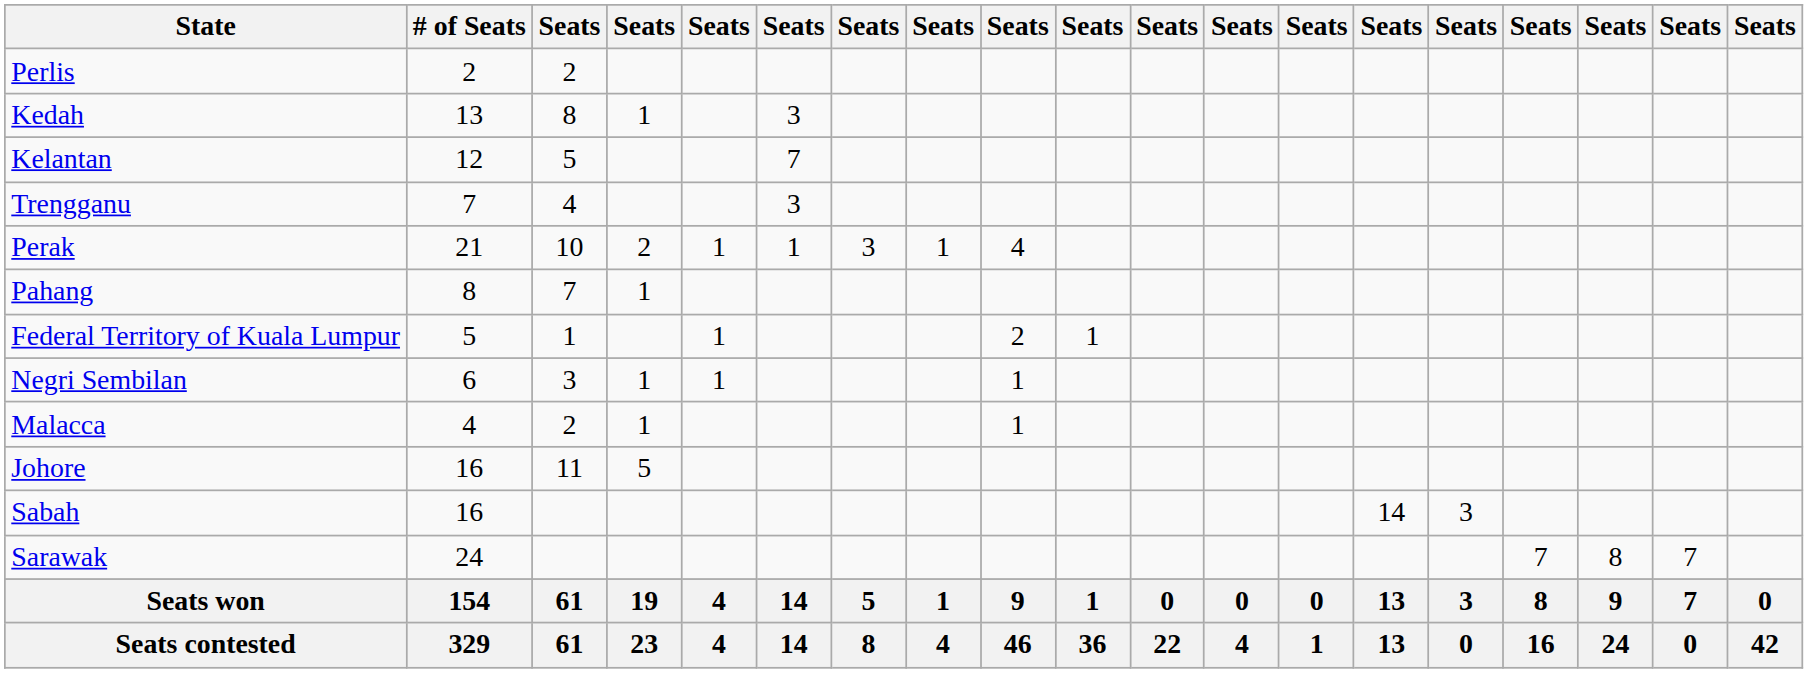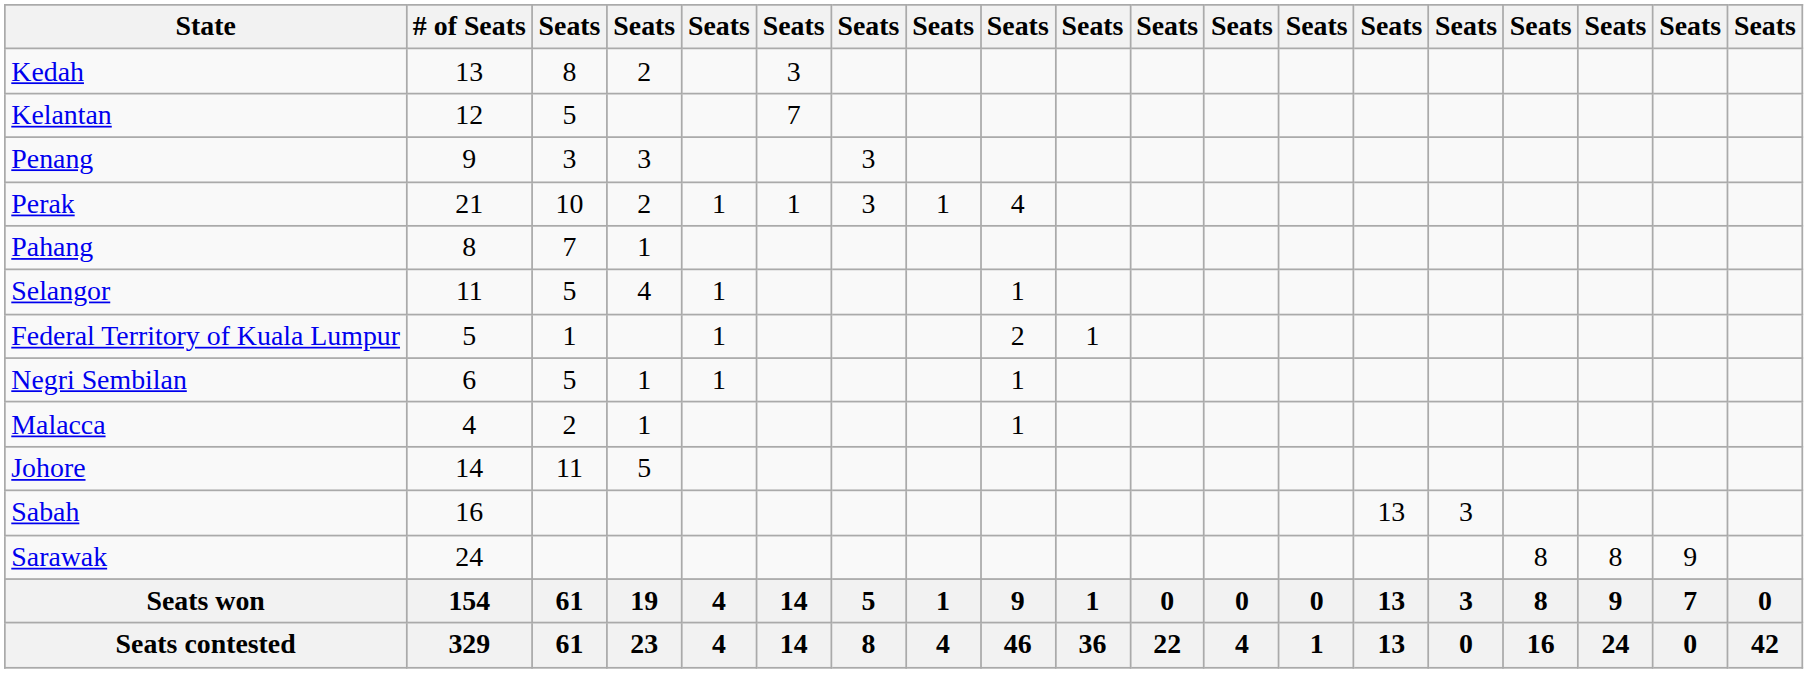- row: (43, 70)
(644, 114) 1 -> (644, 70) 2
- row: (71, 203)
+ row: (52, 159)
+ row: (61, 291)
(570, 379) 3 -> (570, 379) 5
(469, 468) 16 -> (469, 468) 14
(1391, 512) 14 -> (1391, 512) 13
(1541, 556) 7 -> (1541, 556) 8
(1690, 556) 7 -> (1690, 556) 9
